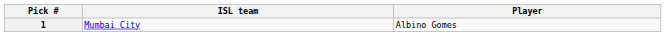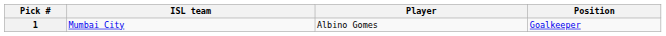+ column: (594, 11)
